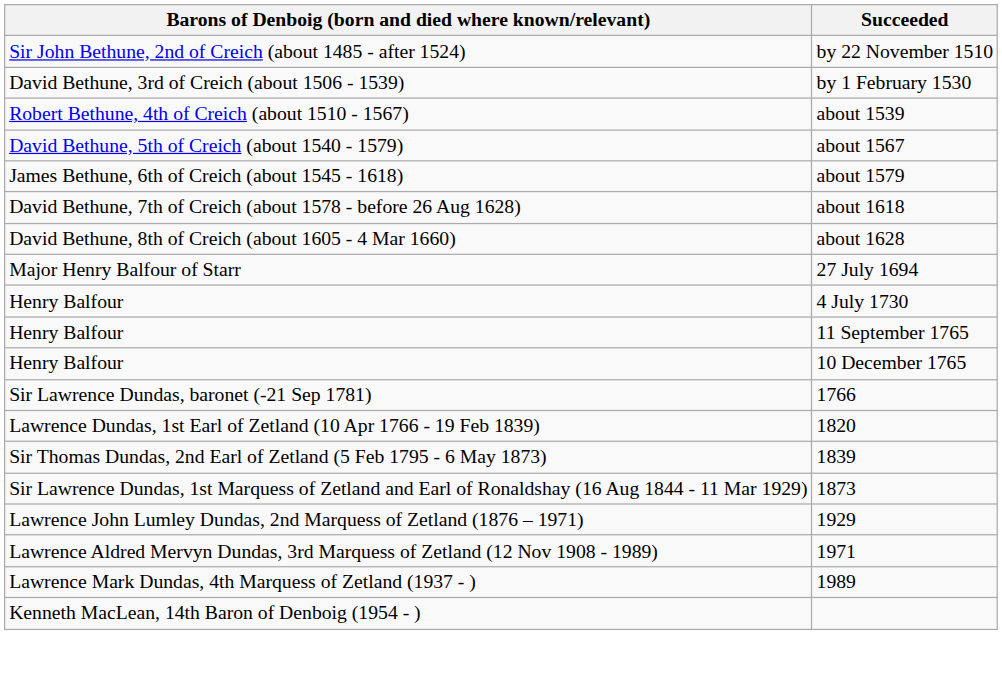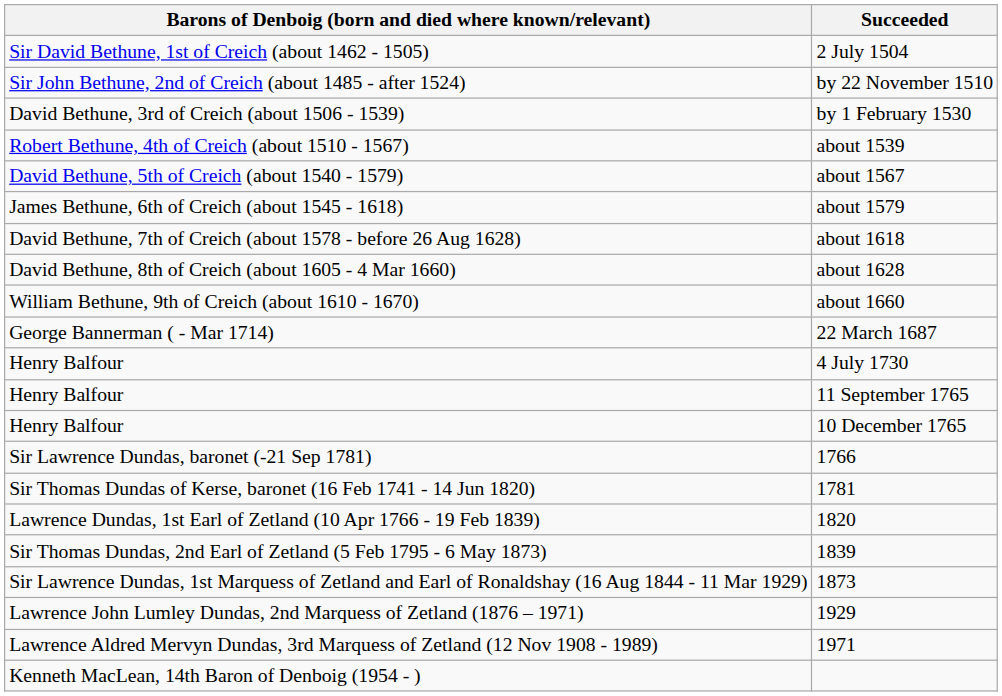+ row: (862, 51)
+ row: (861, 301)
+ row: (877, 332)
- row: (867, 269)
+ row: (836, 488)
- row: (836, 581)
